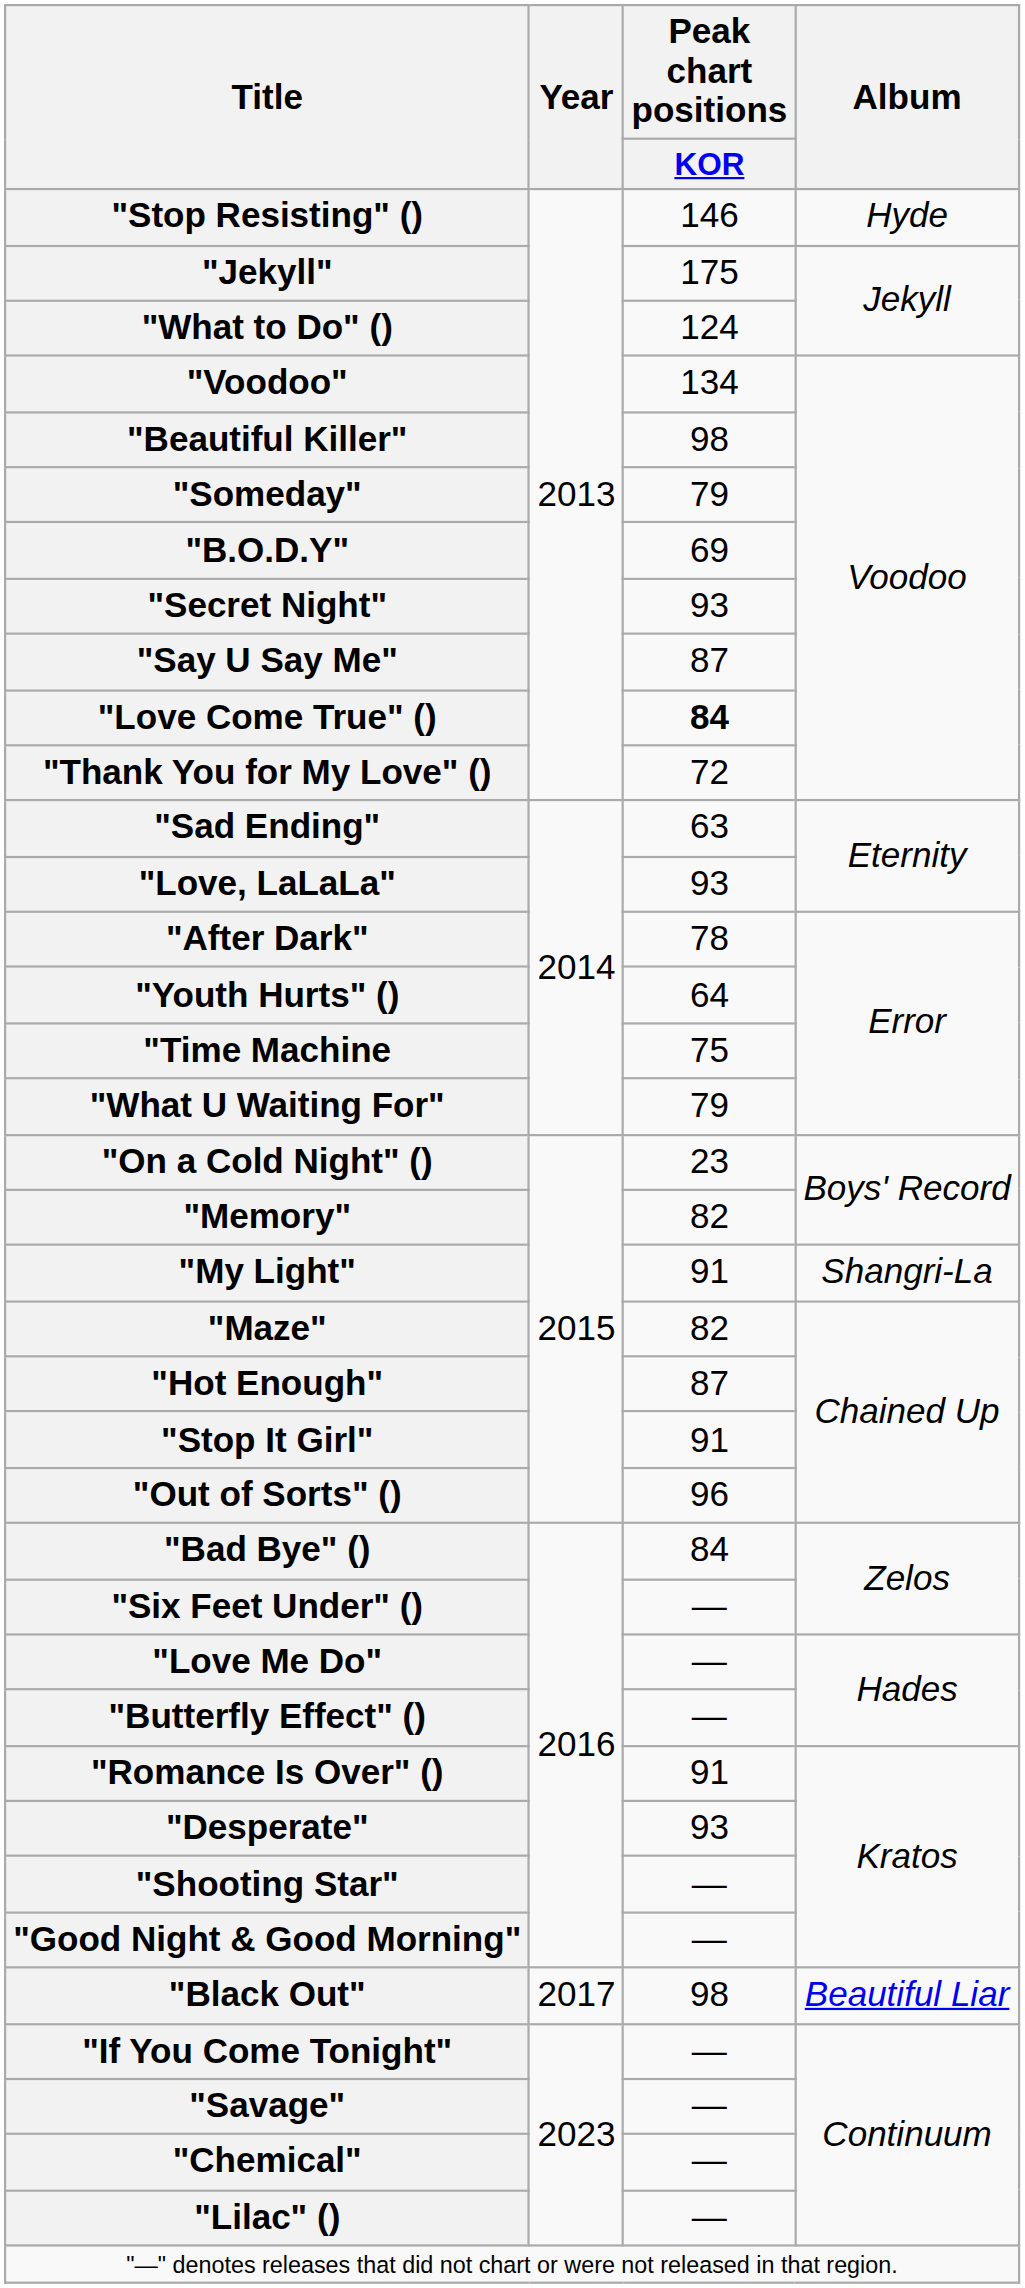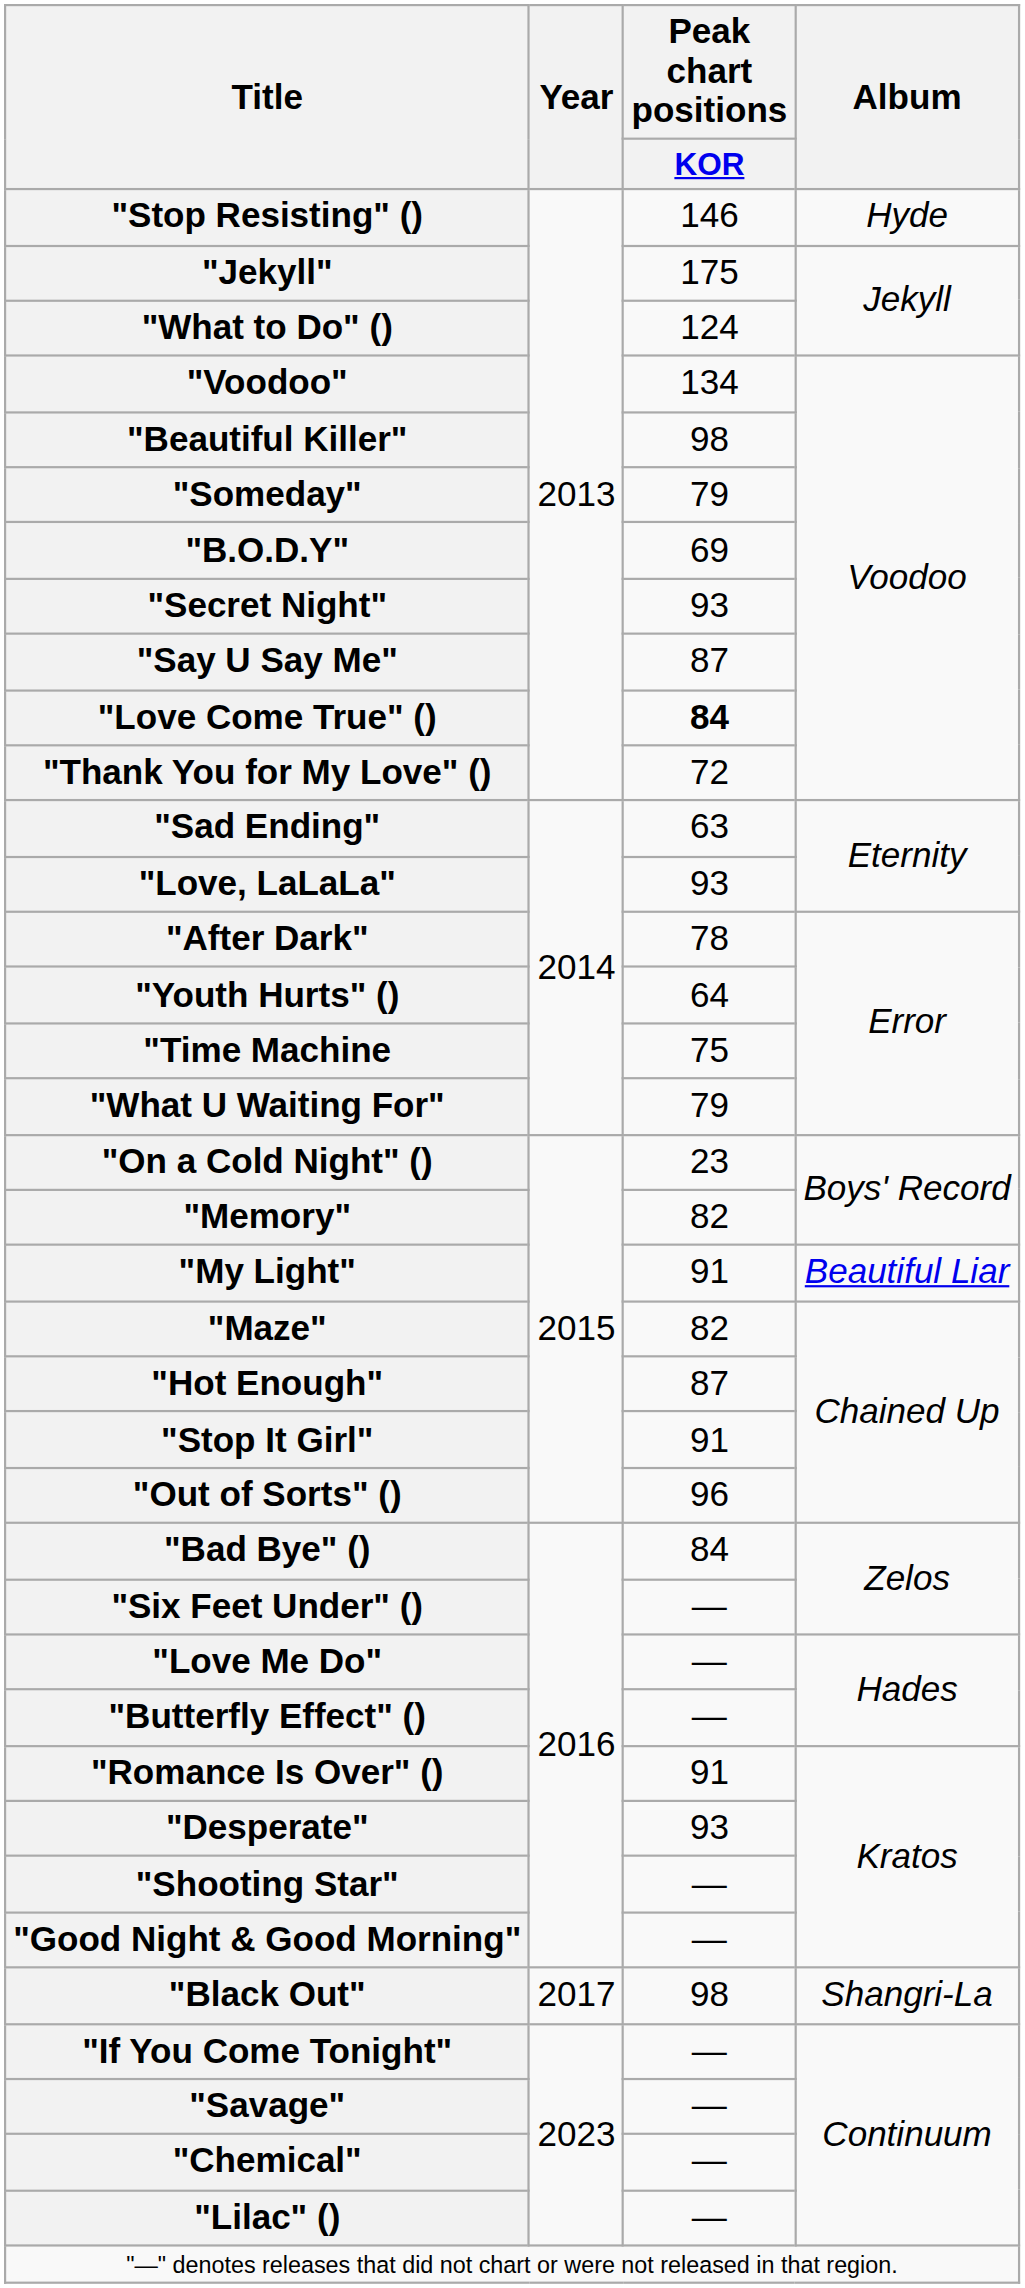(907, 1272) Shangri-La -> (907, 1272) Beautiful Liar
(907, 1994) Beautiful Liar -> (907, 1994) Shangri-La
